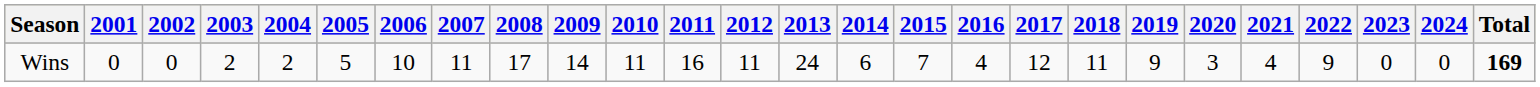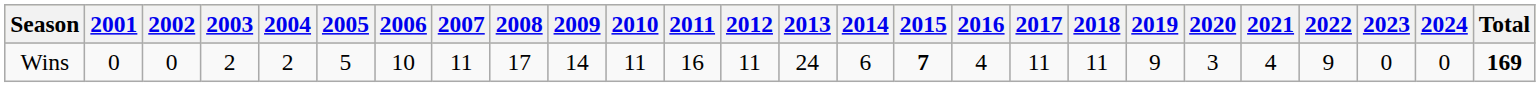(923, 62) normal -> (923, 62) bold
(1039, 62) 12 -> (1039, 62) 11
